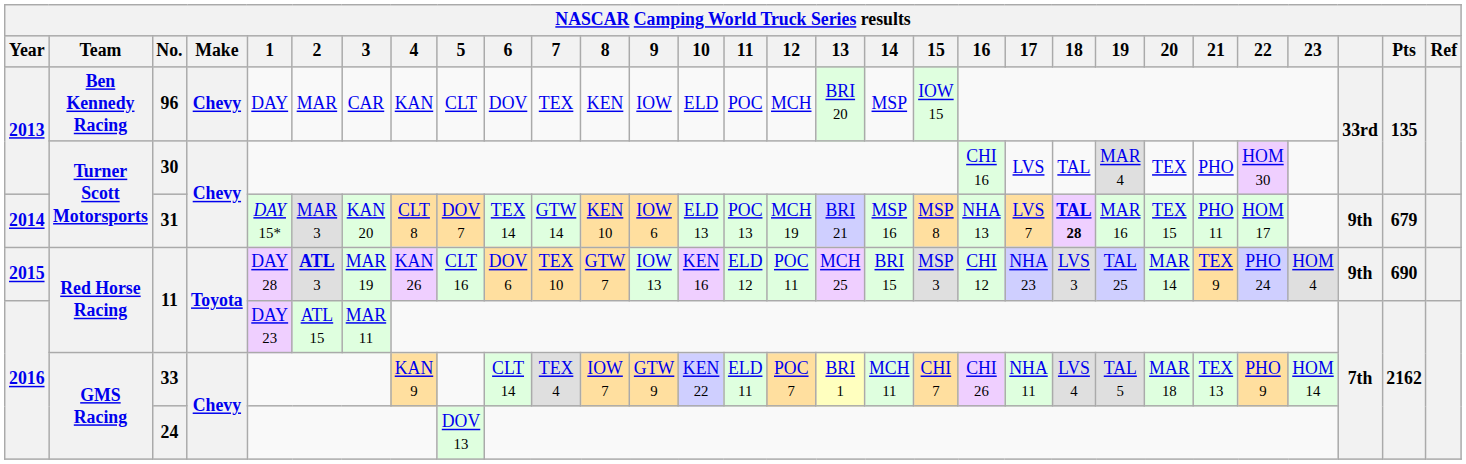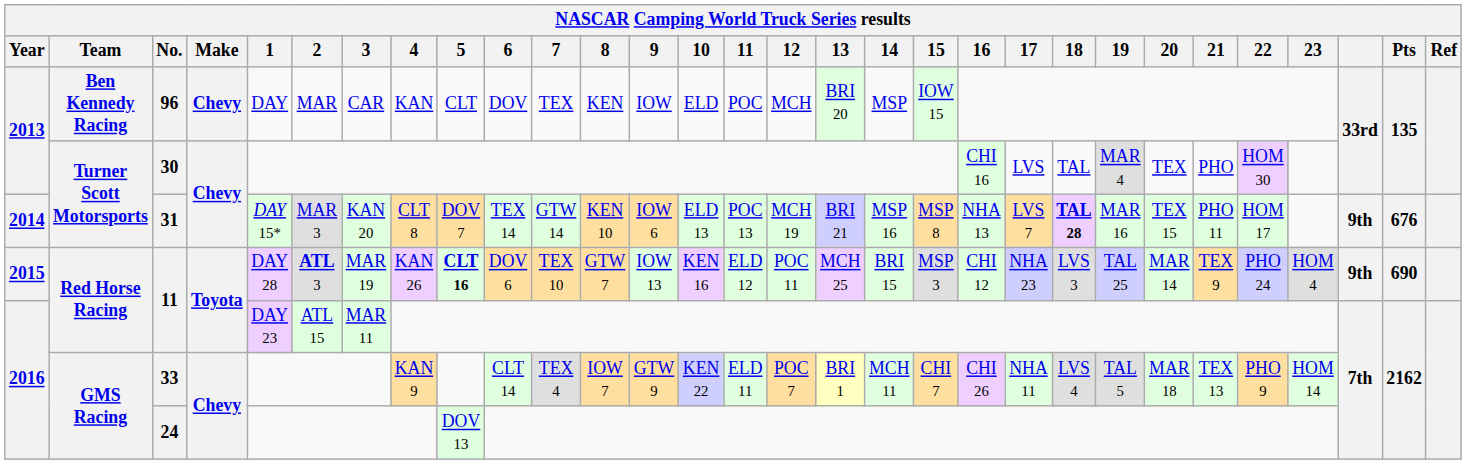(1404, 220) 679 -> (1404, 220) 676
(461, 272) normal -> (461, 273) bold
